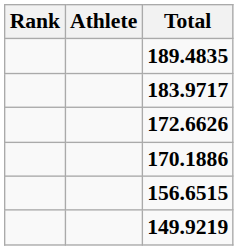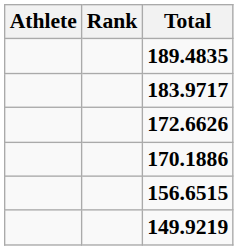columns swapped: (35, 21) <-> (104, 21)
